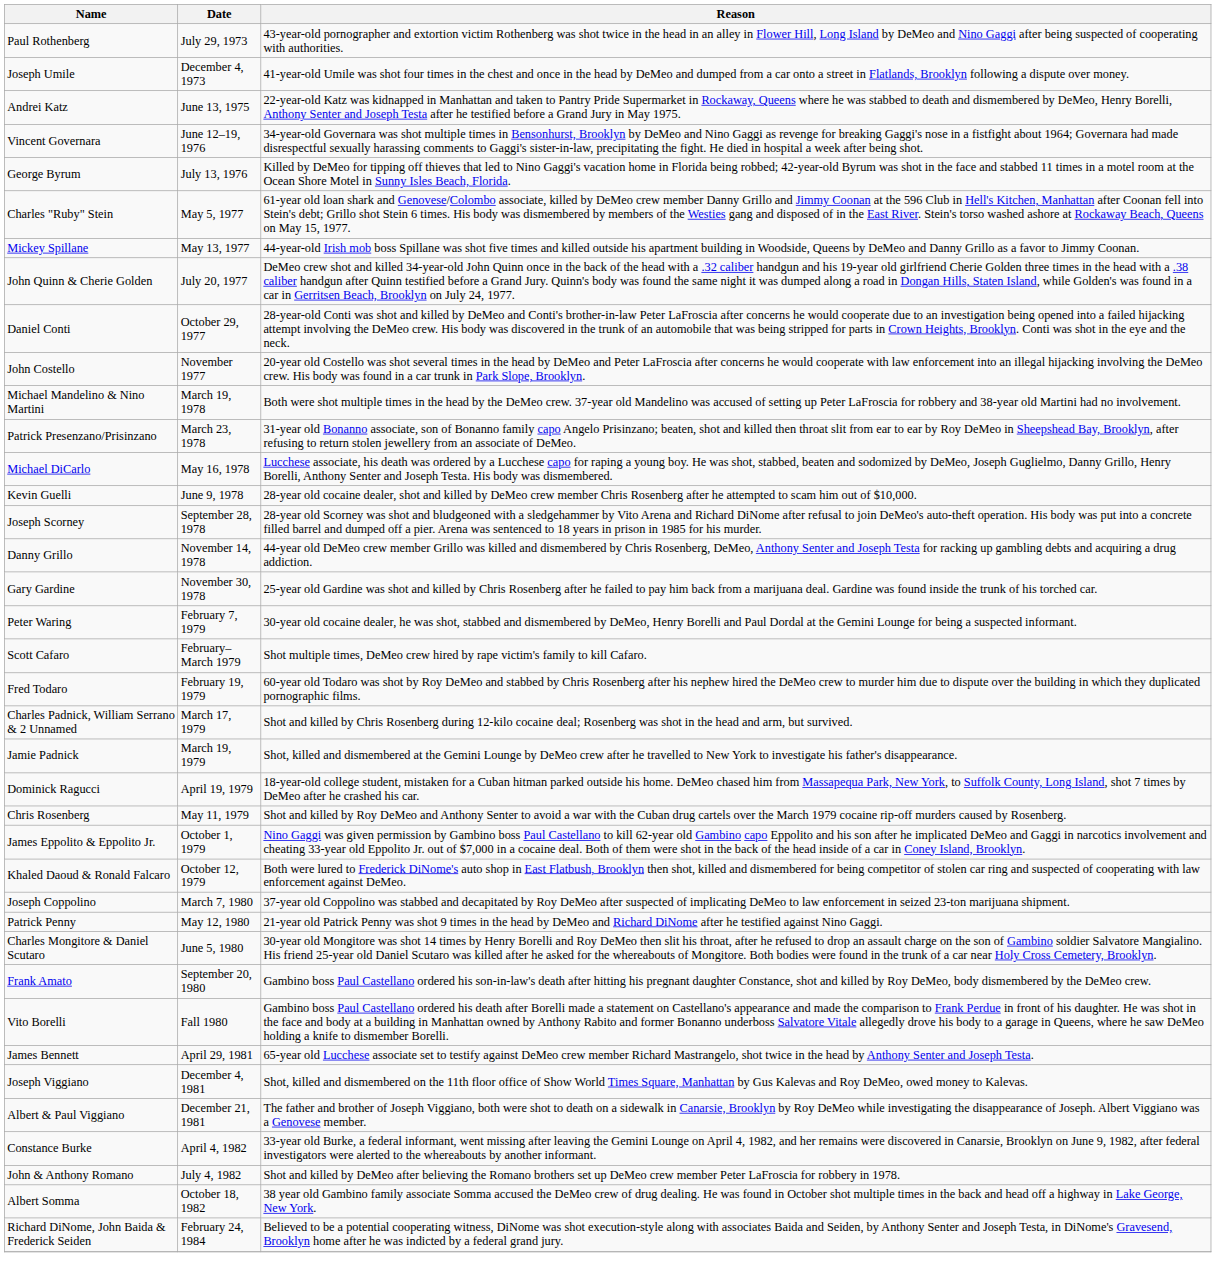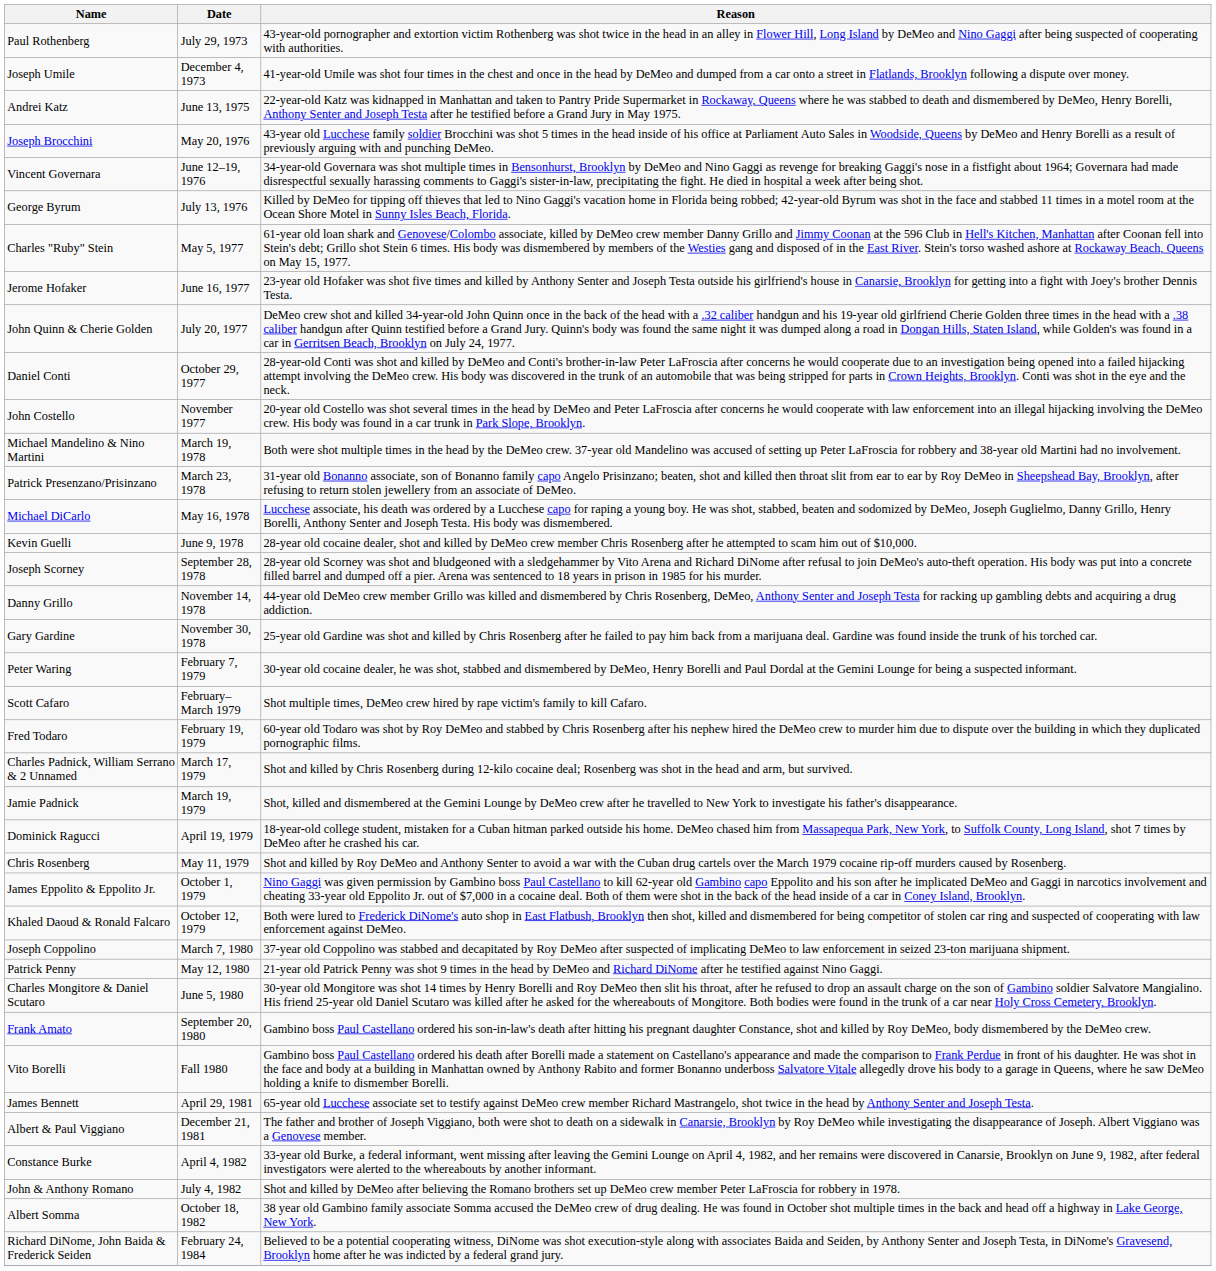+ row: (50, 140)
- row: (48, 248)
+ row: (47, 288)
- row: (48, 1081)
